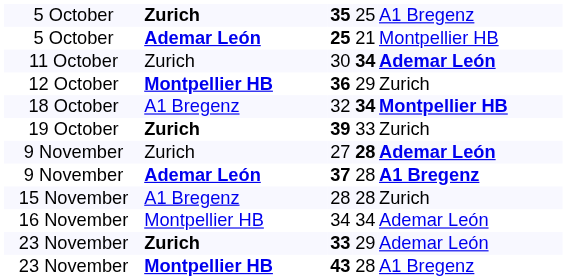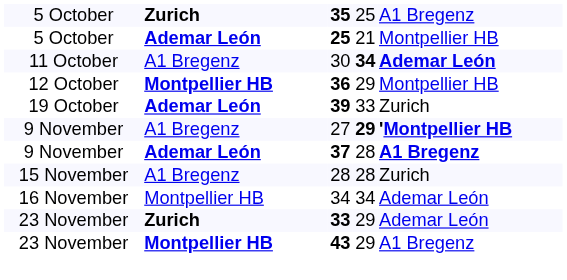(170, 60) Zurich -> (192, 60) A1 Bregenz
(404, 83) Zurich -> (439, 83) Montpellier HB
- row: (340, 106)
(172, 129) Zurich -> (203, 106) Ademar León
(170, 152) Zurich -> (192, 129) A1 Bregenz
(365, 152) 28 -> (365, 129) 29
(437, 152) Ademar León -> (446, 129) 'Montpellier HB
(365, 266) 28 -> (365, 243) 29
